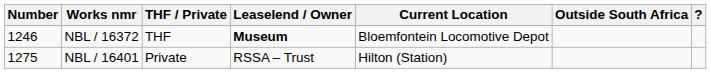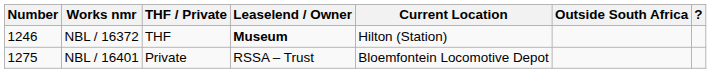(453, 36) Bloemfontein Locomotive Depot -> (403, 36) Hilton (Station)
(403, 57) Hilton (Station) -> (453, 57) Bloemfontein Locomotive Depot
